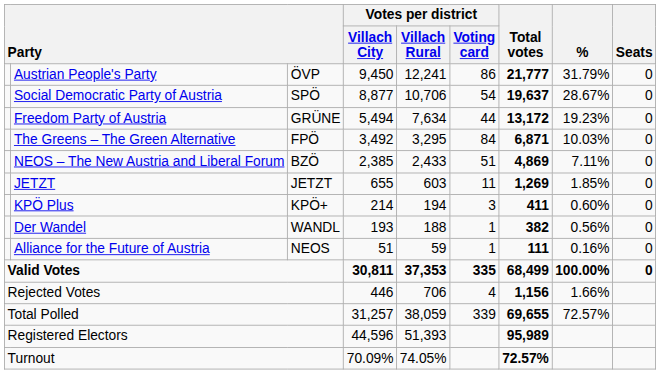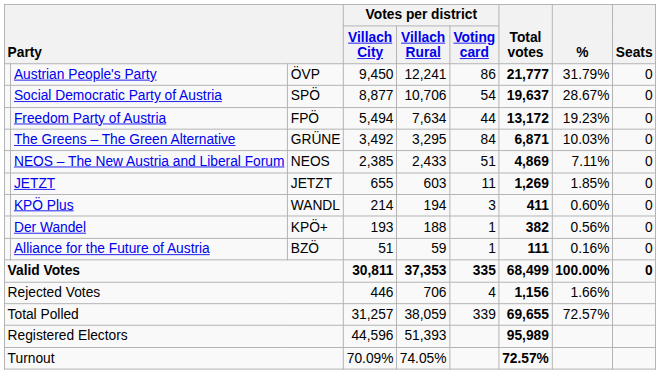(316, 118) GRÜNE -> (305, 118) FPÖ
(305, 140) FPÖ -> (316, 140) GRÜNE
(305, 161) BZÖ -> (310, 161) NEOS
(309, 205) KPÖ+ -> (315, 205) WANDL
(315, 227) WANDL -> (309, 227) KPÖ+
(310, 249) NEOS -> (305, 249) BZÖ
